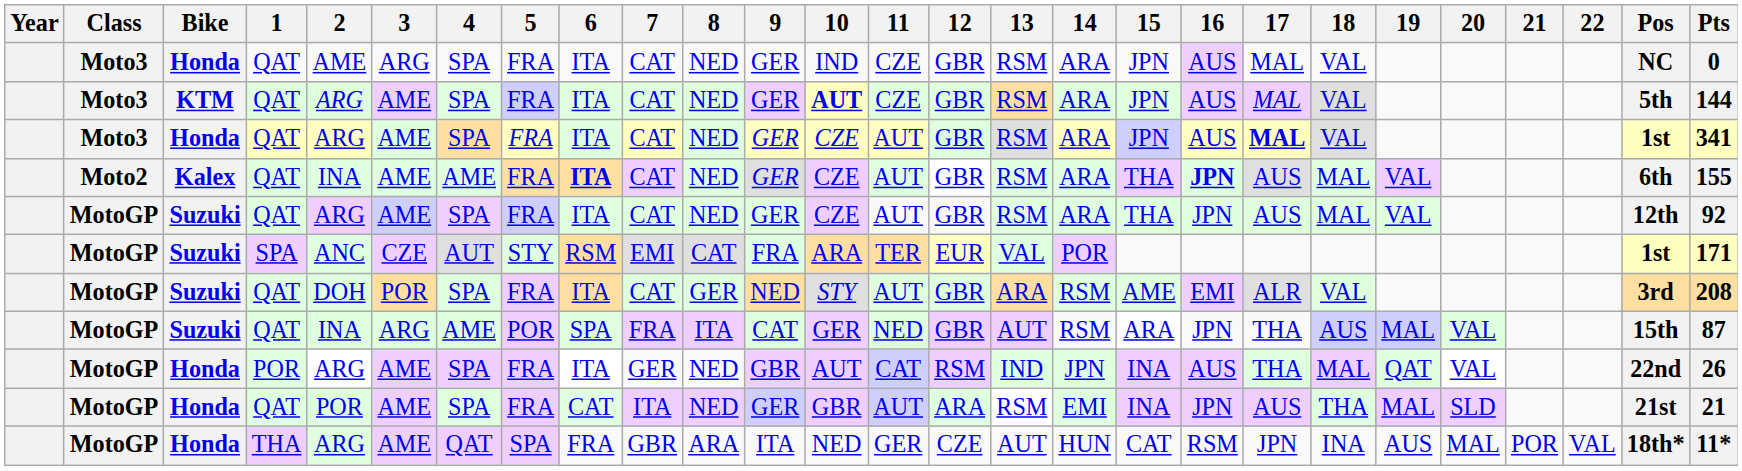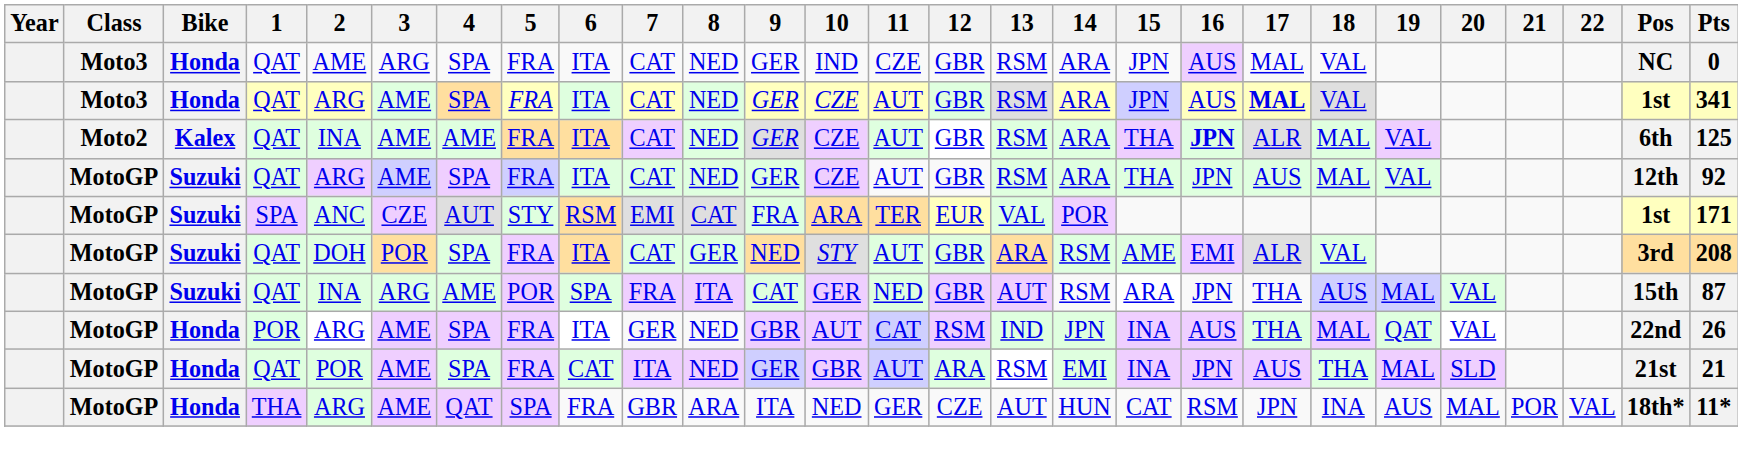- row: (205, 100)
(591, 176) bold -> (591, 138) normal
(1277, 176) AUS -> (1277, 138) ALR
(1714, 176) 155 -> (1714, 138) 125
